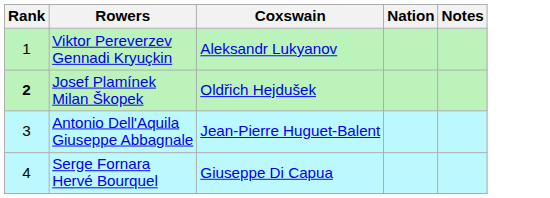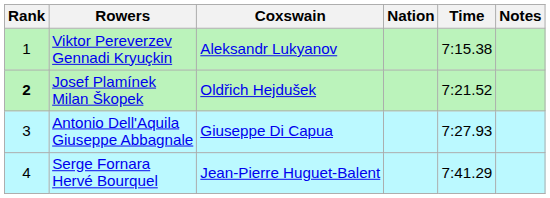+ column: (467, 16)
(290, 131) Jean-Pierre Huguet-Balent -> (267, 131) Giuseppe Di Capua
(267, 172) Giuseppe Di Capua -> (290, 172) Jean-Pierre Huguet-Balent
